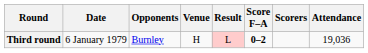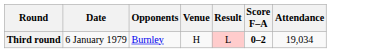- column: (291, 18)
(336, 39) 19,036 -> (300, 39) 19,034
